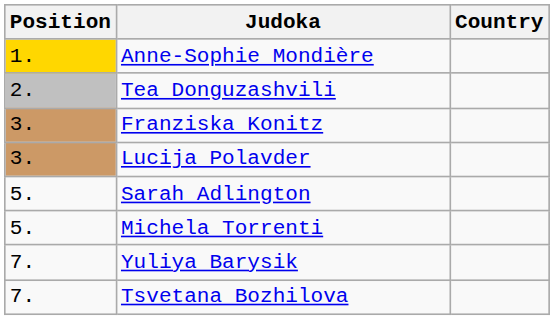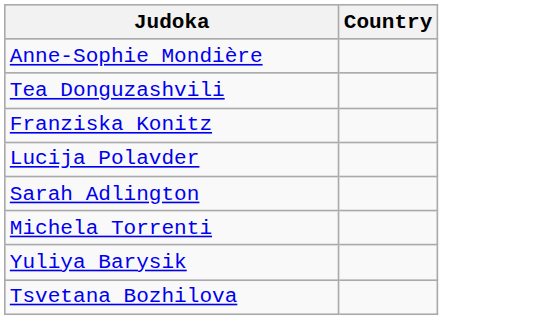- column: (60, 22)
